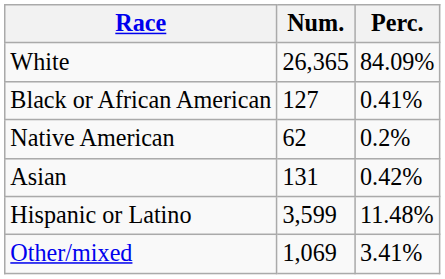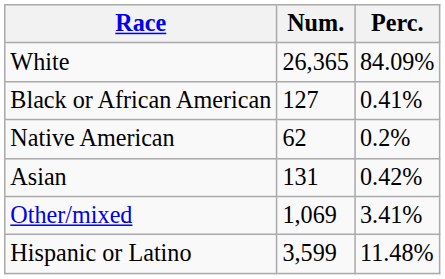rows swapped: (71, 253) <-> (101, 215)
